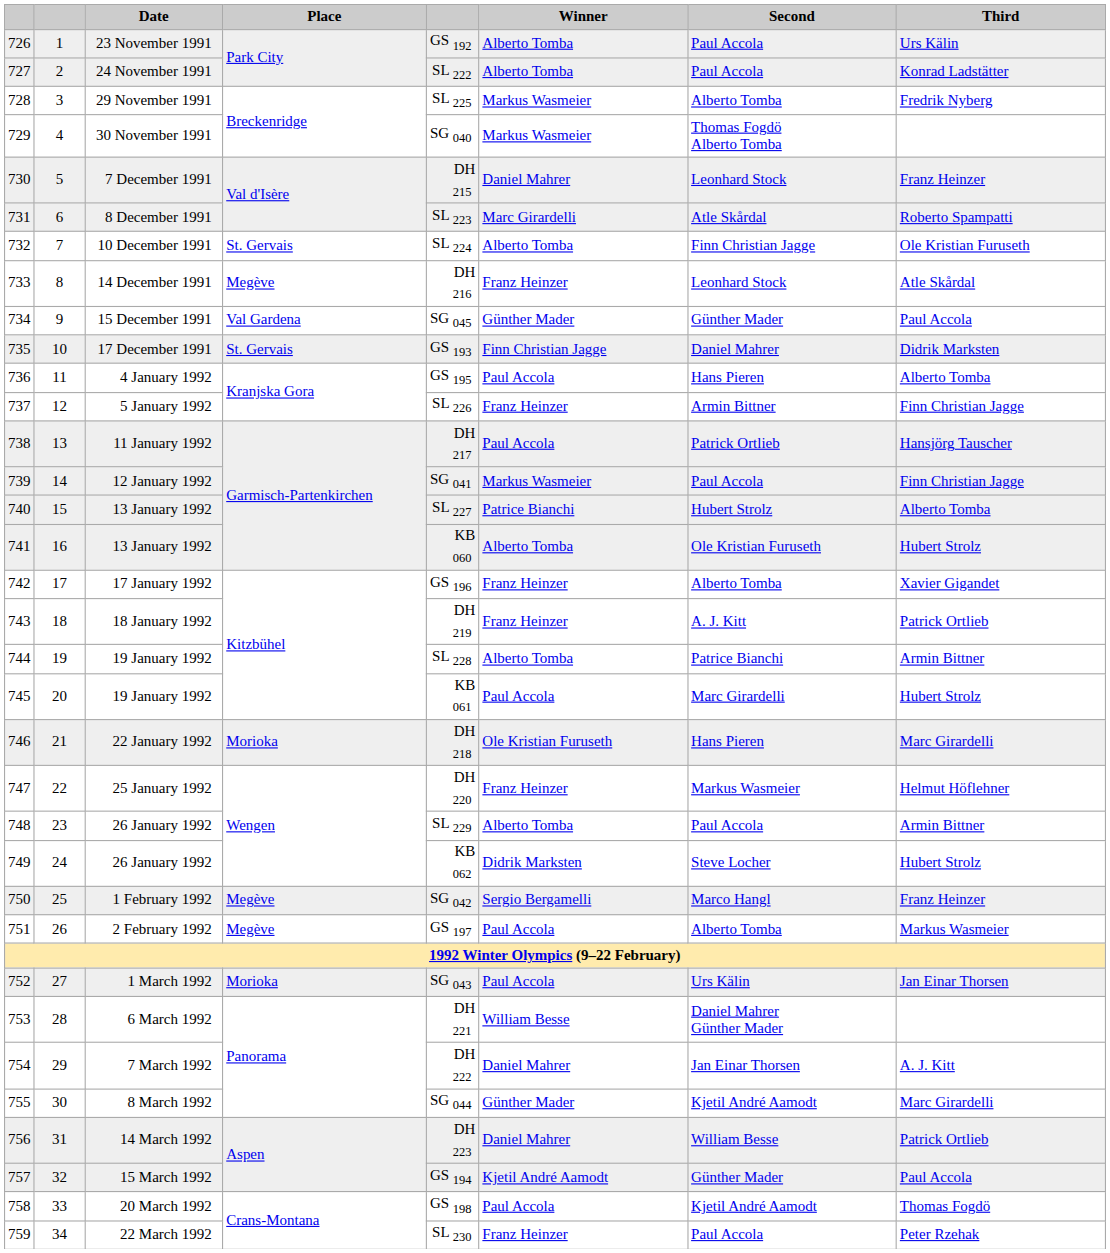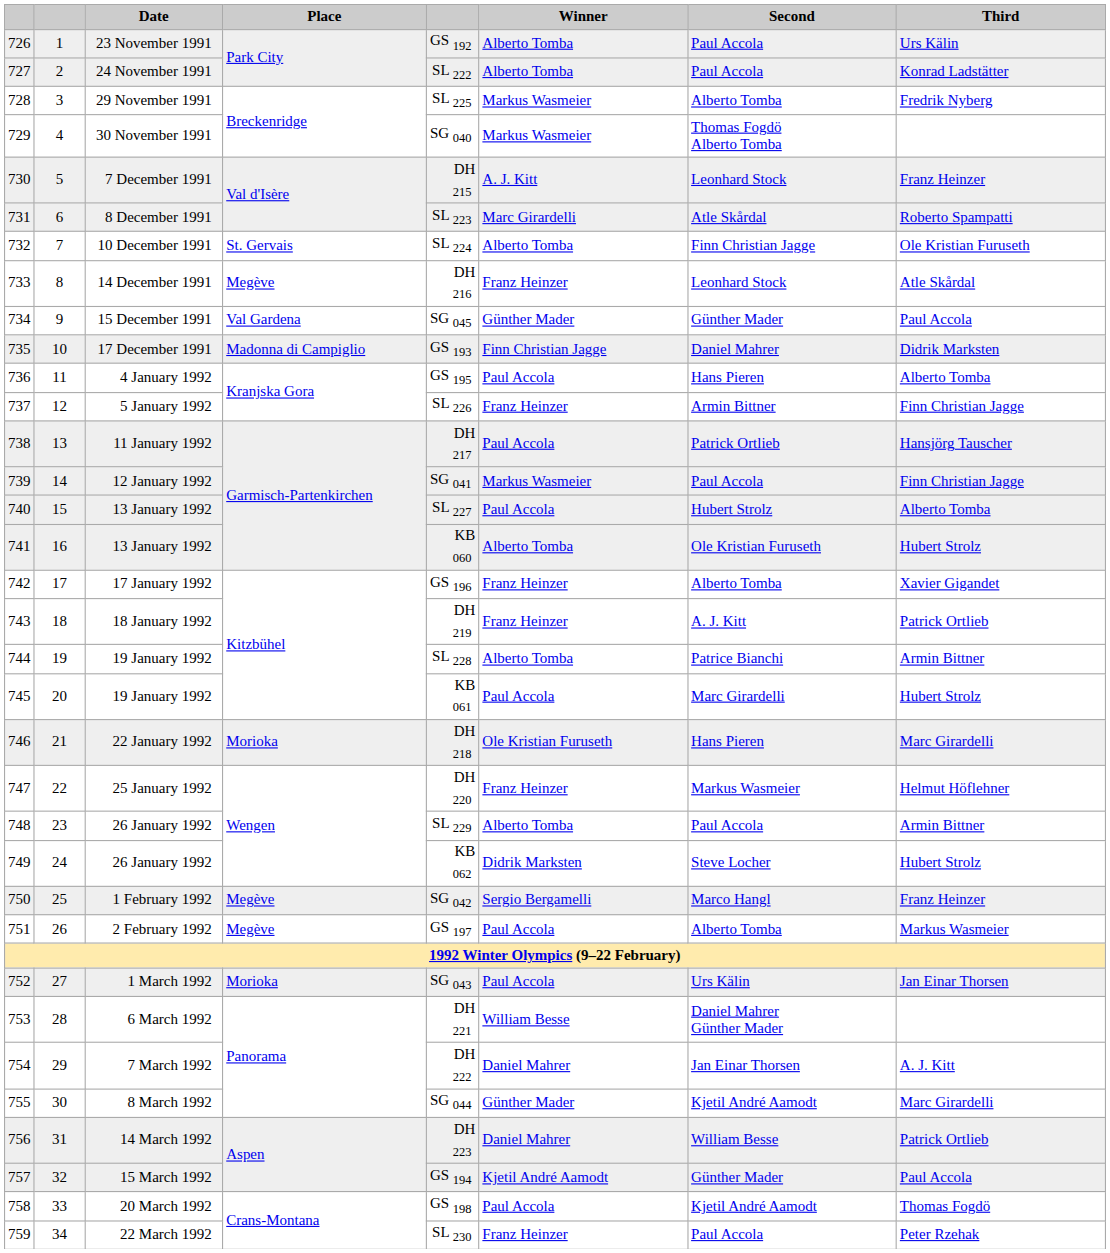(526, 179) Daniel Mahrer -> (510, 179) A. J. Kitt
(260, 348) St. Gervais -> (296, 348) Madonna di Campiglio
(528, 509) Patrice Bianchi -> (518, 509) Paul Accola
